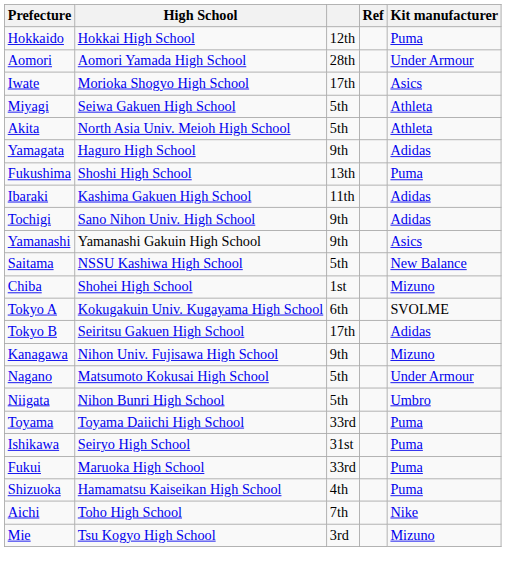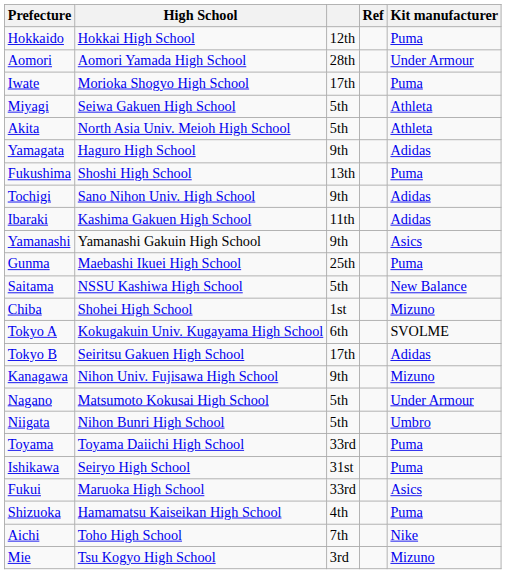(406, 83) Asics -> (407, 83) Puma
rows swapped: (28, 196) <-> (29, 219)
+ row: (29, 264)
(407, 467) Puma -> (406, 490) Asics
